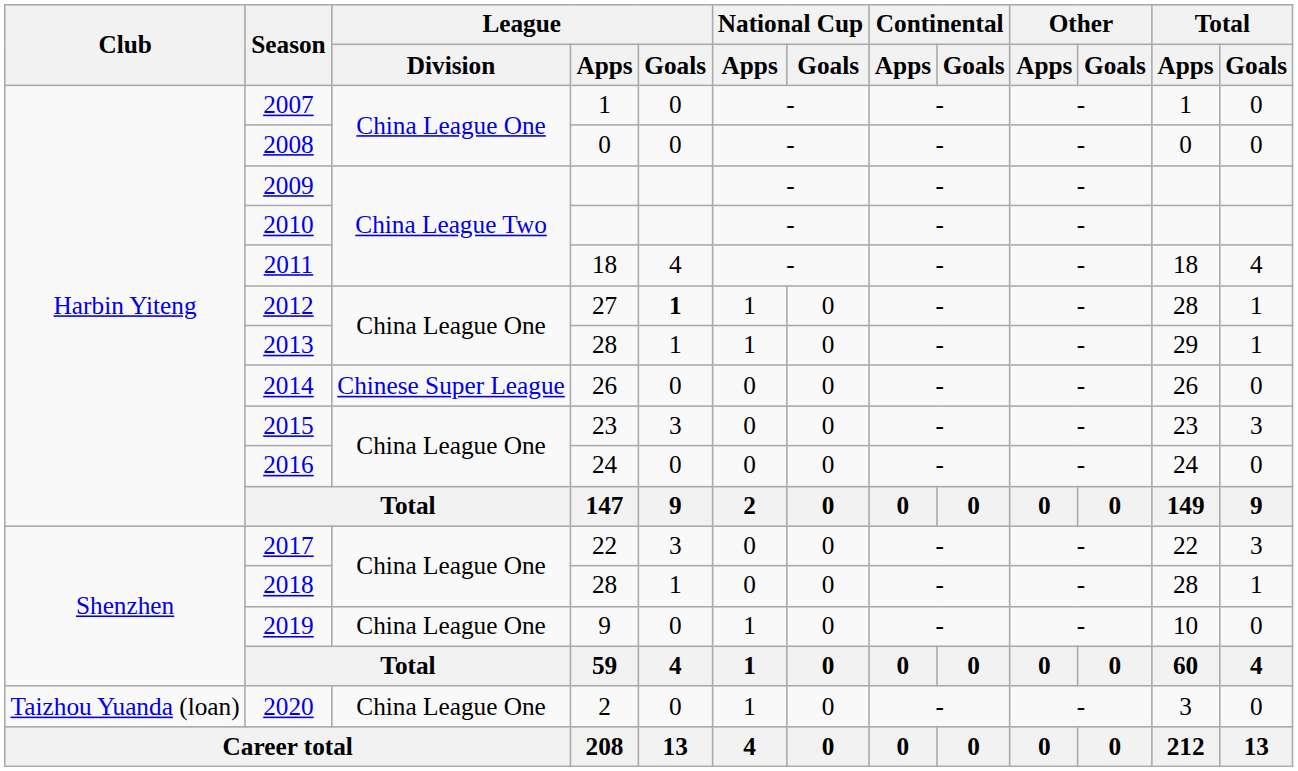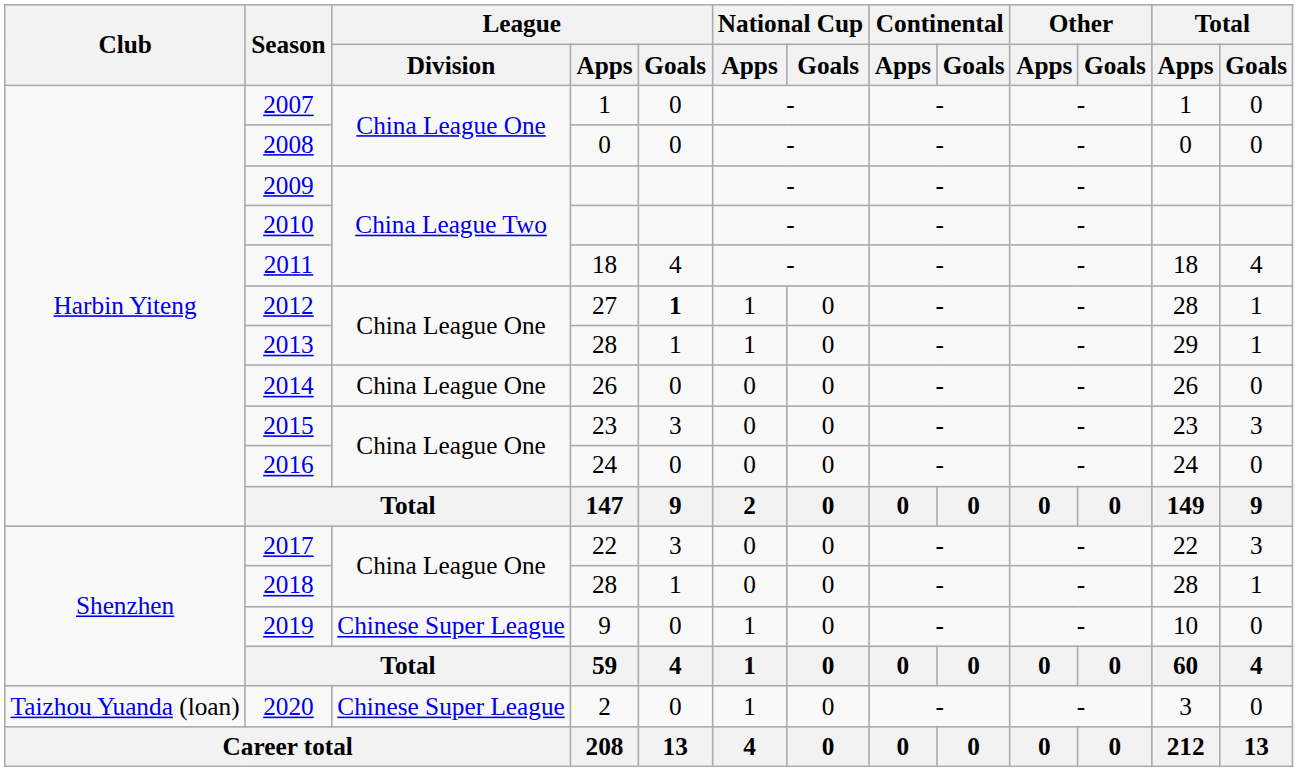(451, 385) Chinese Super League -> (451, 385) China League One
(451, 625) China League One -> (451, 625) Chinese Super League
(451, 706) China League One -> (451, 706) Chinese Super League
